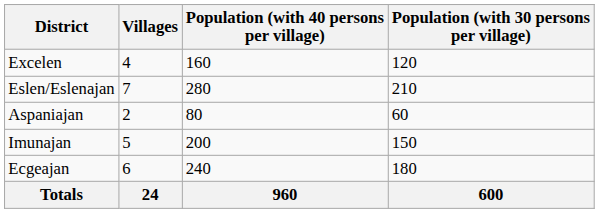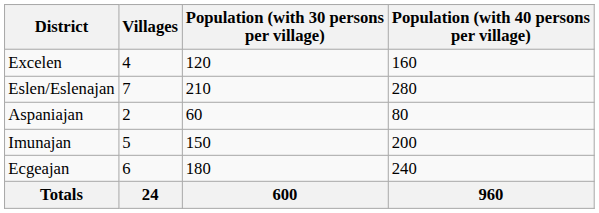columns swapped: (491, 27) <-> (285, 27)
